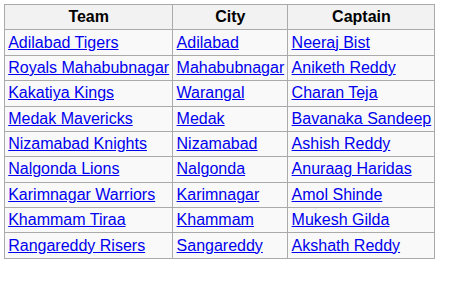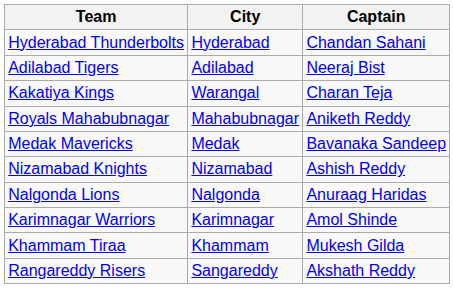+ row: (96, 42)
rows swapped: (89, 67) <-> (61, 93)
